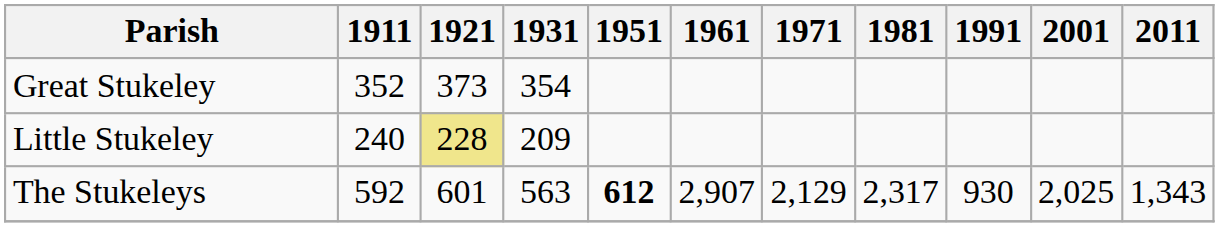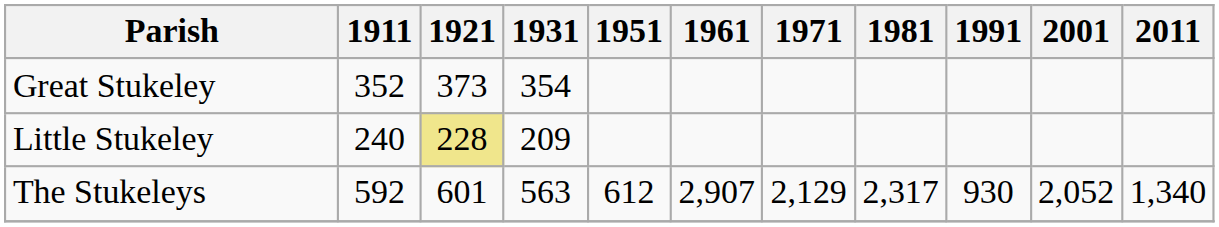(629, 192) bold -> (629, 192) normal
(1076, 192) 2,025 -> (1076, 192) 2,052
(1168, 192) 1,343 -> (1168, 192) 1,340
